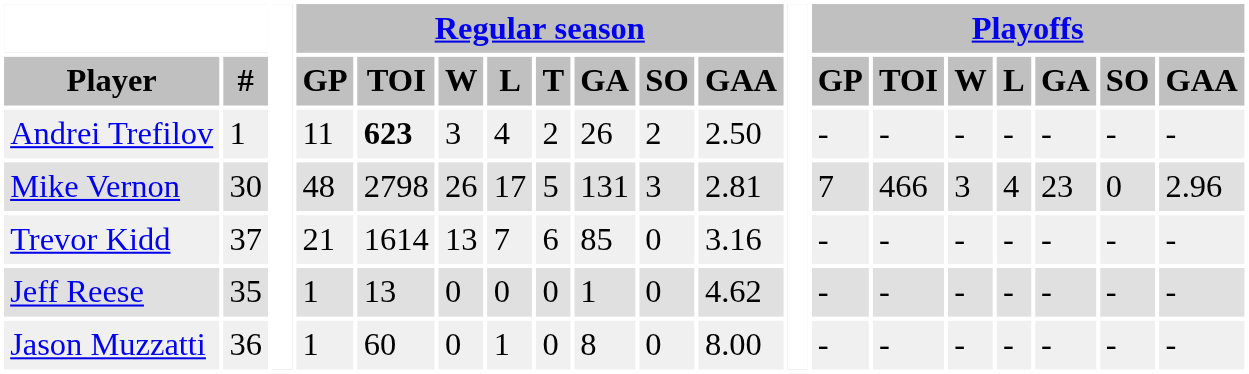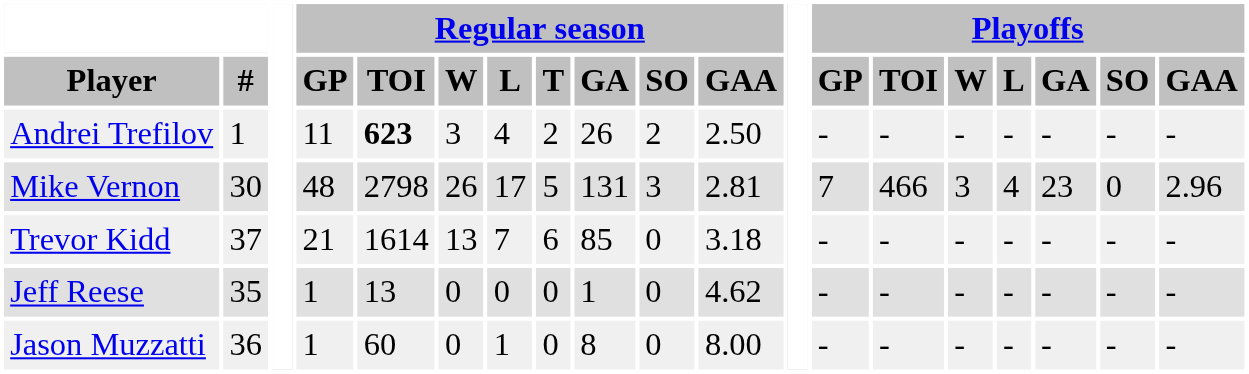(733, 239) 3.16 -> (733, 239) 3.18
